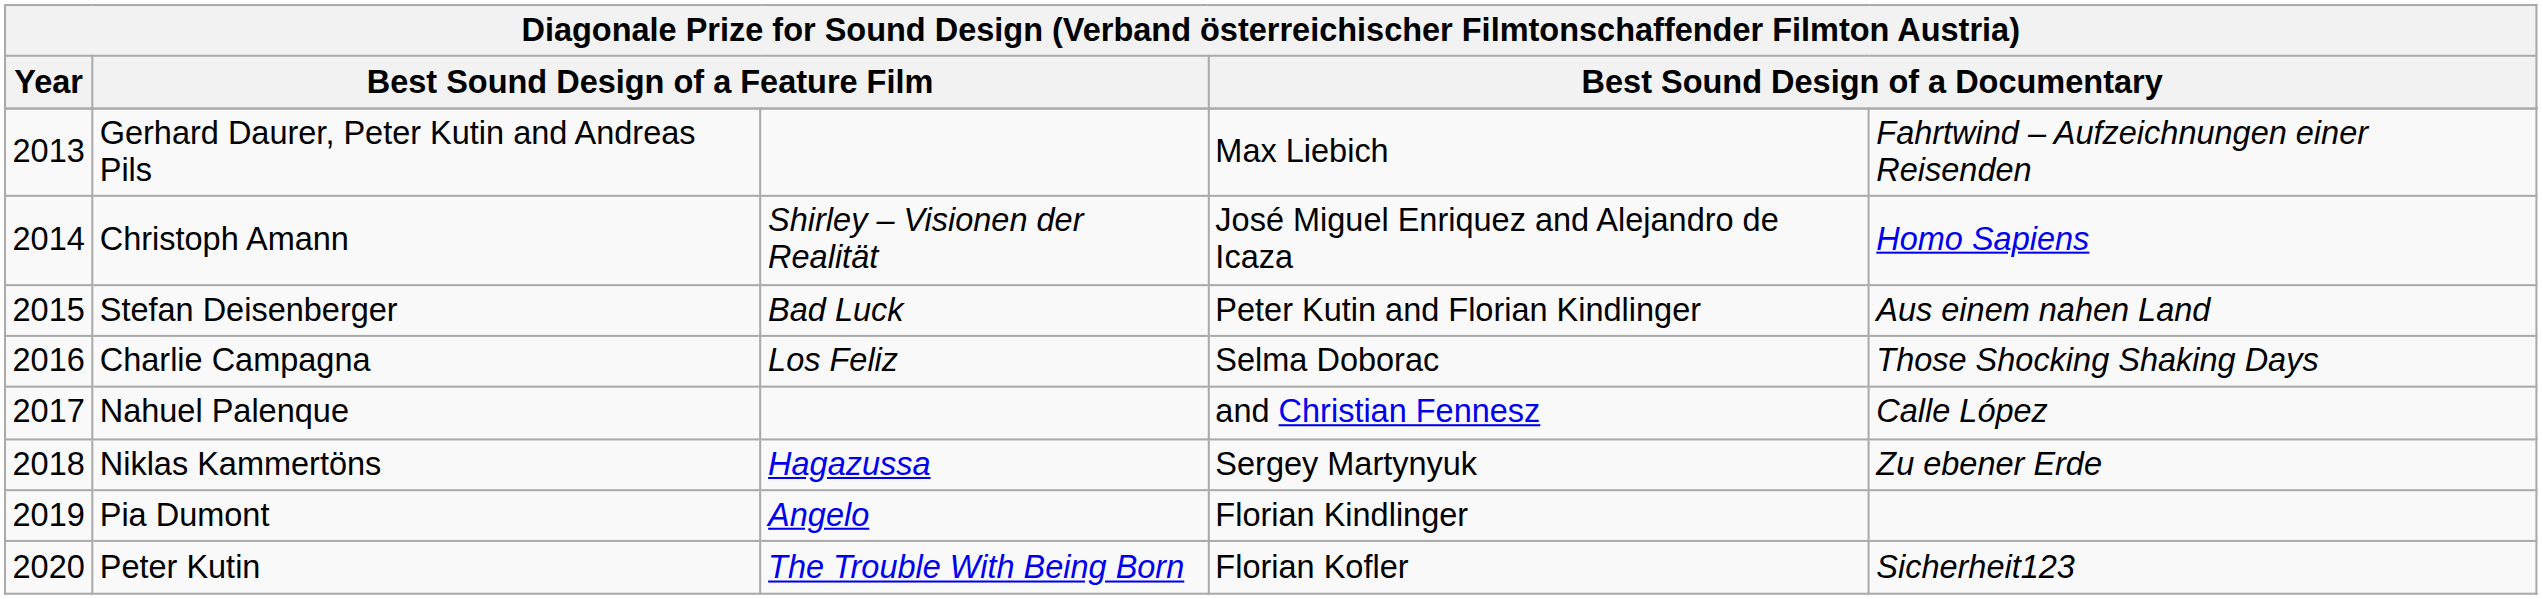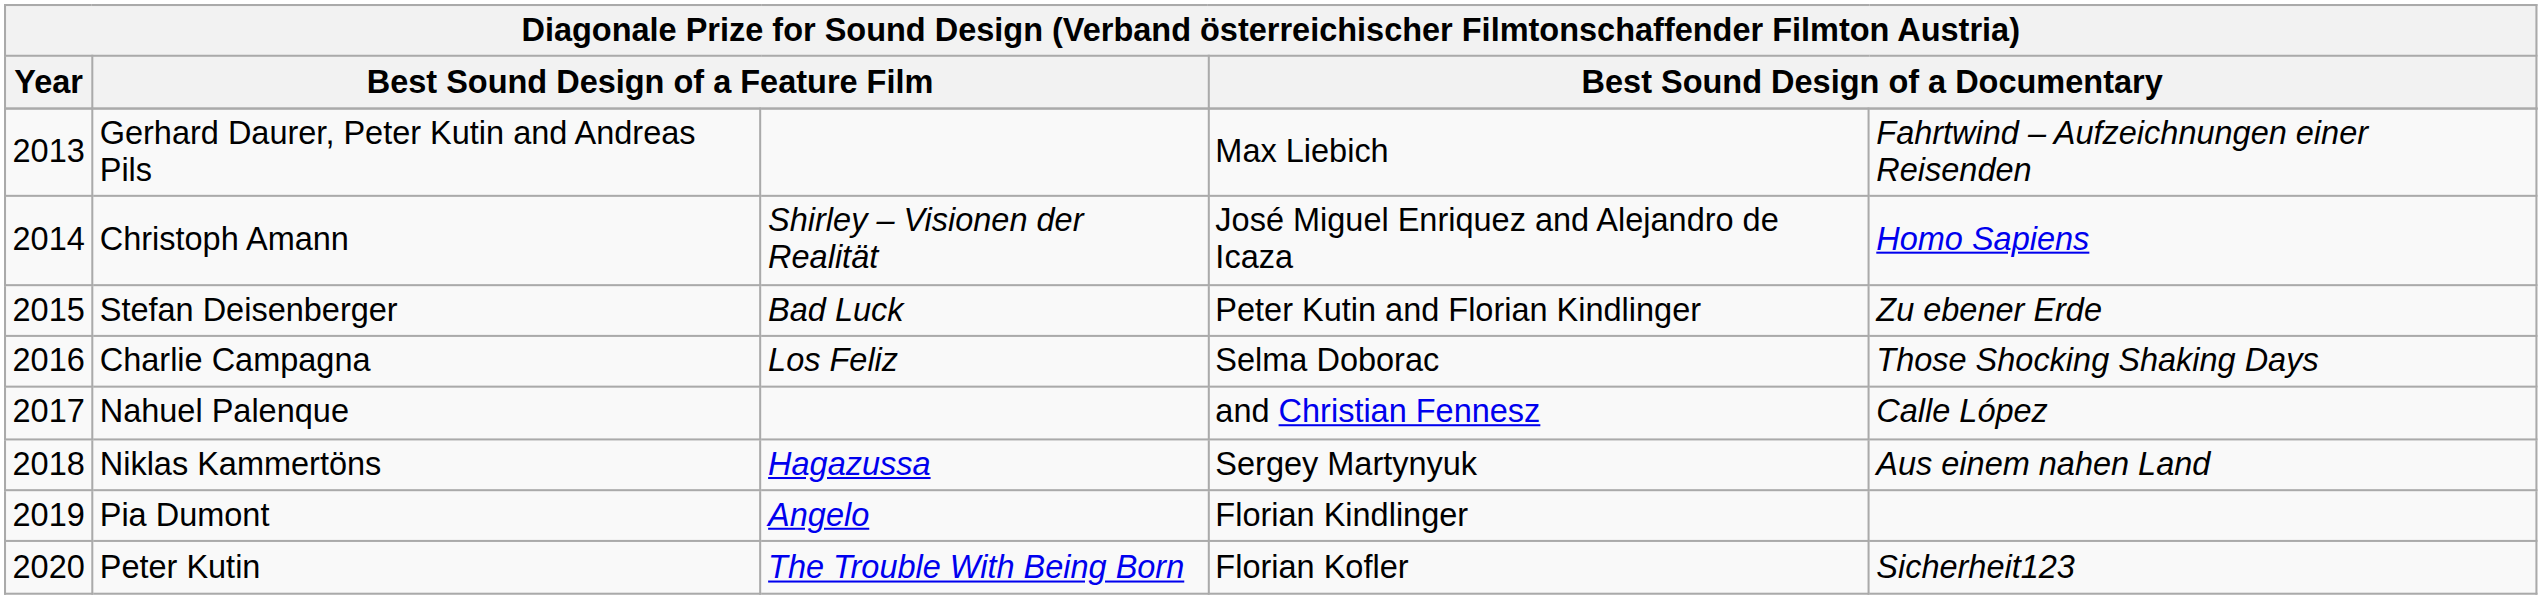(2043, 309) Aus einem nahen Land -> (1989, 309) Zu ebener Erde
(1989, 463) Zu ebener Erde -> (2043, 463) Aus einem nahen Land
